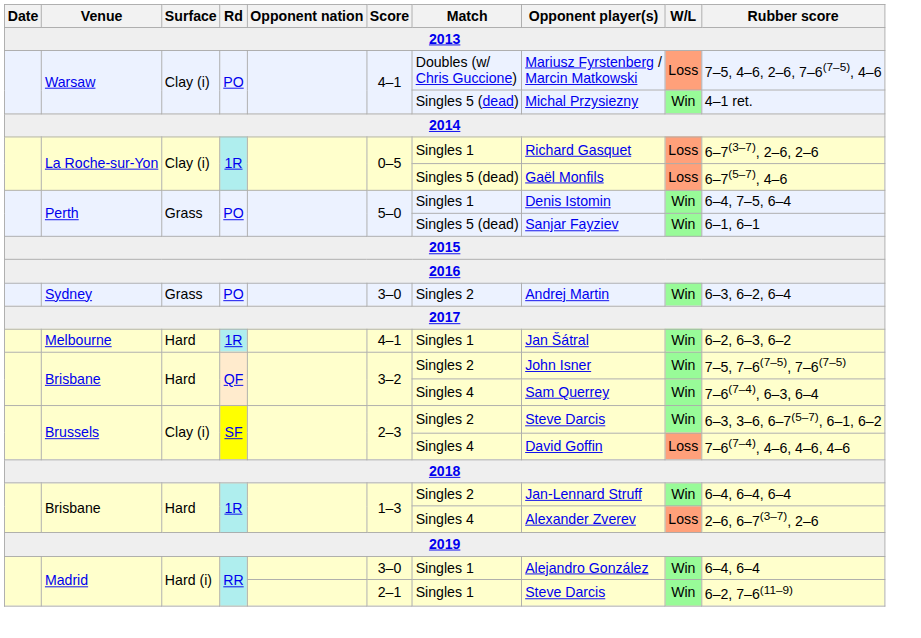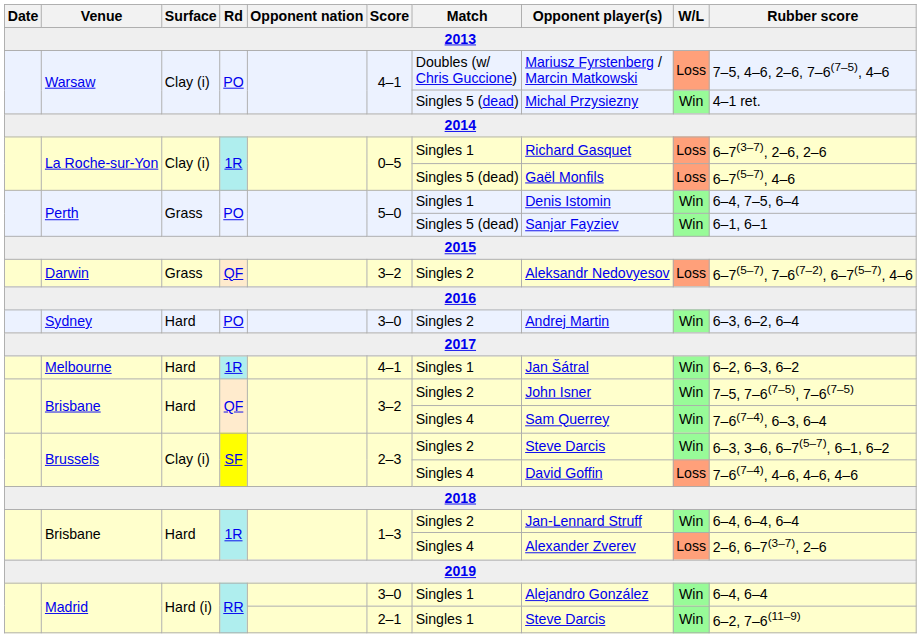+ row: (67, 273)
(184, 294) Grass -> (180, 321) Hard
